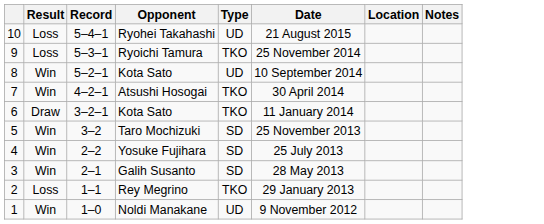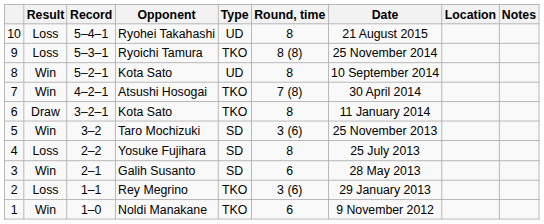+ column: (290, 14)
(45, 151) Win -> (45, 151) Loss
(235, 209) UD -> (235, 209) TKO
